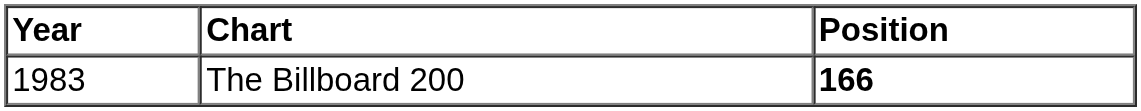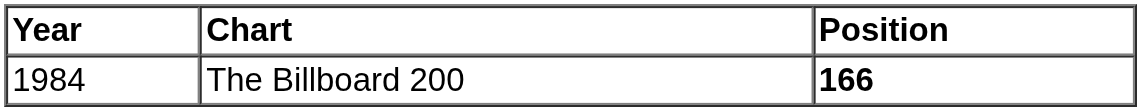(49, 79) 1983 -> (49, 79) 1984
